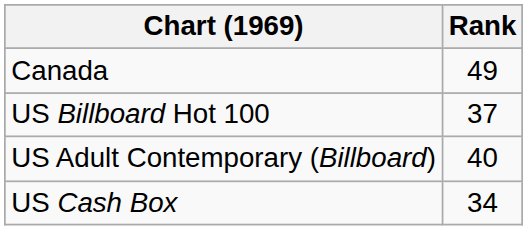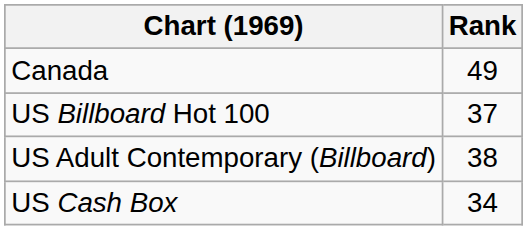(482, 158) 40 -> (482, 158) 38
